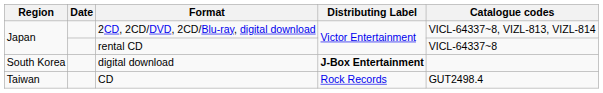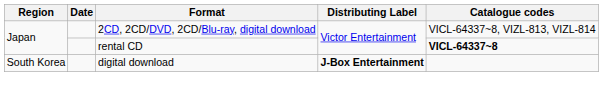(463, 46) normal -> (463, 46) bold
- row: (106, 79)
